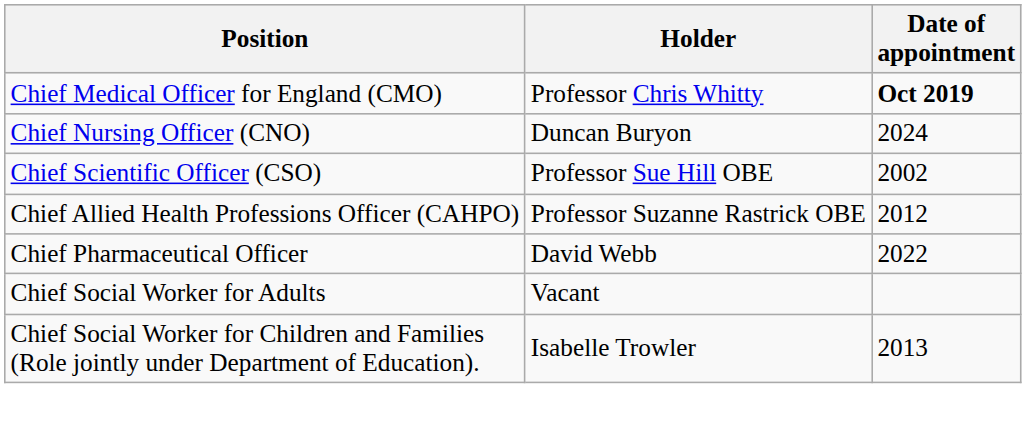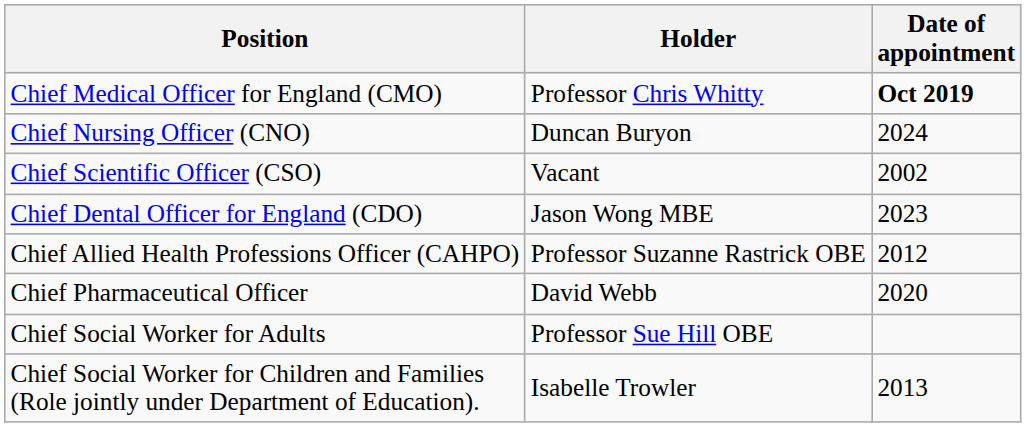(652, 173) Professor Sue Hill OBE -> (565, 173) Vacant
+ row: (216, 213)
(903, 253) 2022 -> (903, 293) 2020
(565, 293) Vacant -> (652, 333) Professor Sue Hill OBE
